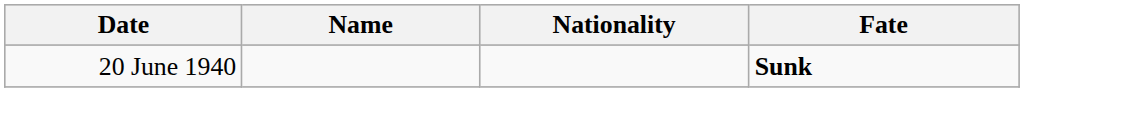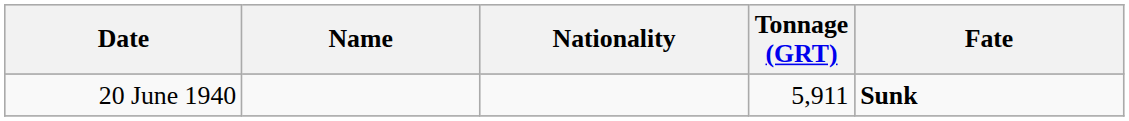+ column: (802, 39)
